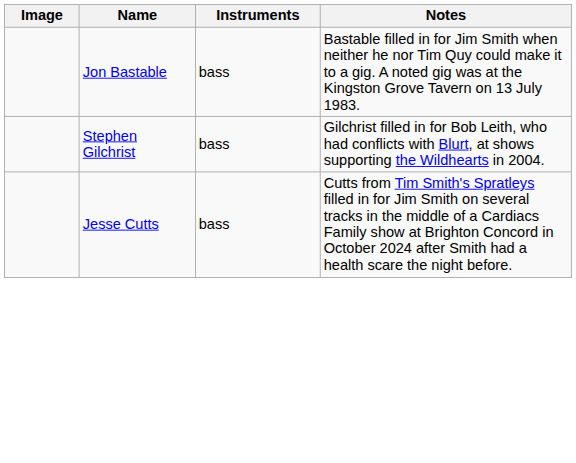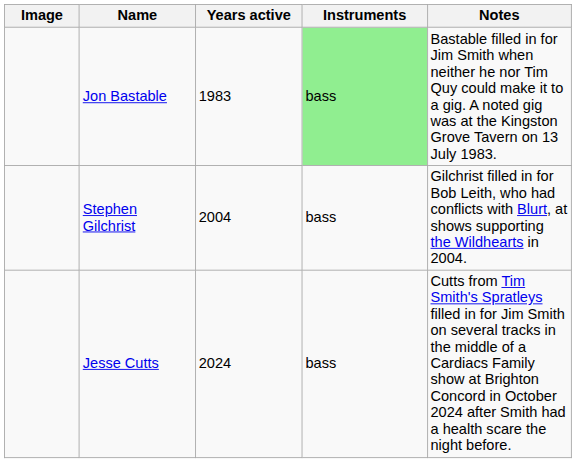+ column: (249, 16)
(214, 71) no background -> (321, 96) lightgreen background
